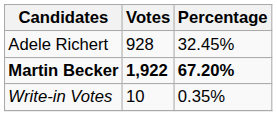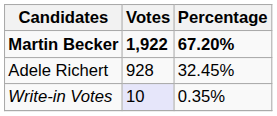rows swapped: (63, 70) <-> (58, 44)
(135, 96) no background -> (135, 96) lavender background
